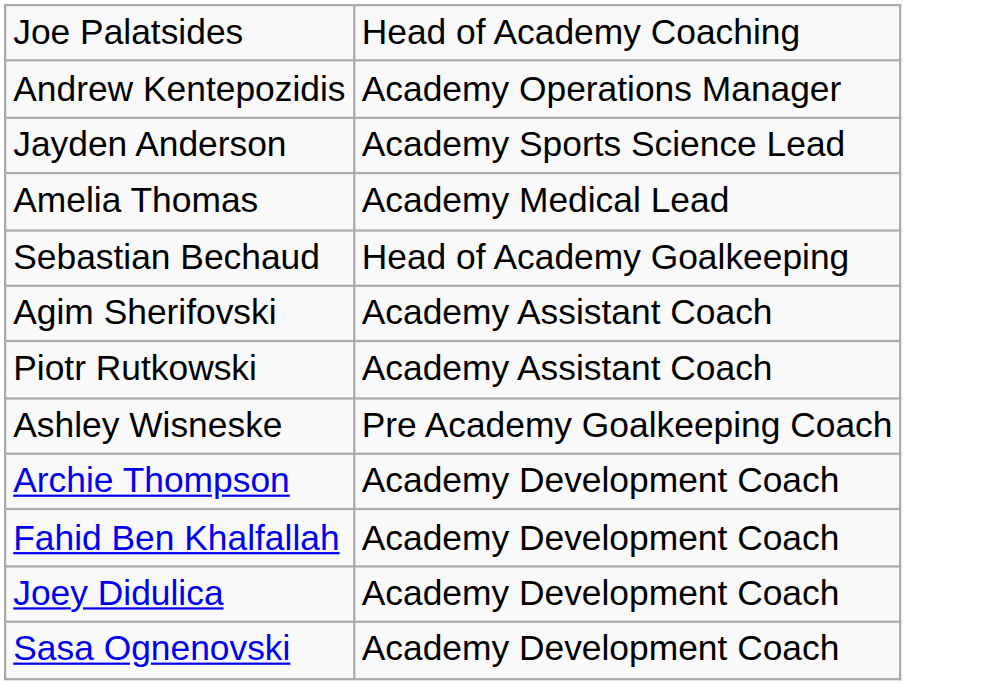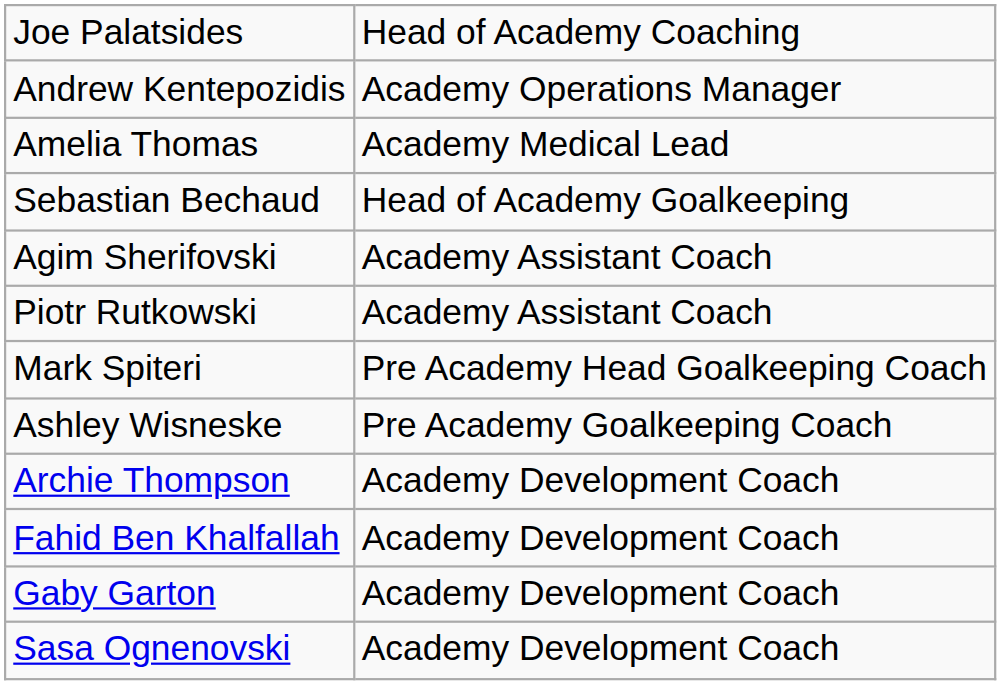- row: (150, 144)
+ row: (108, 369)
+ row: (114, 593)
- row: (118, 593)
